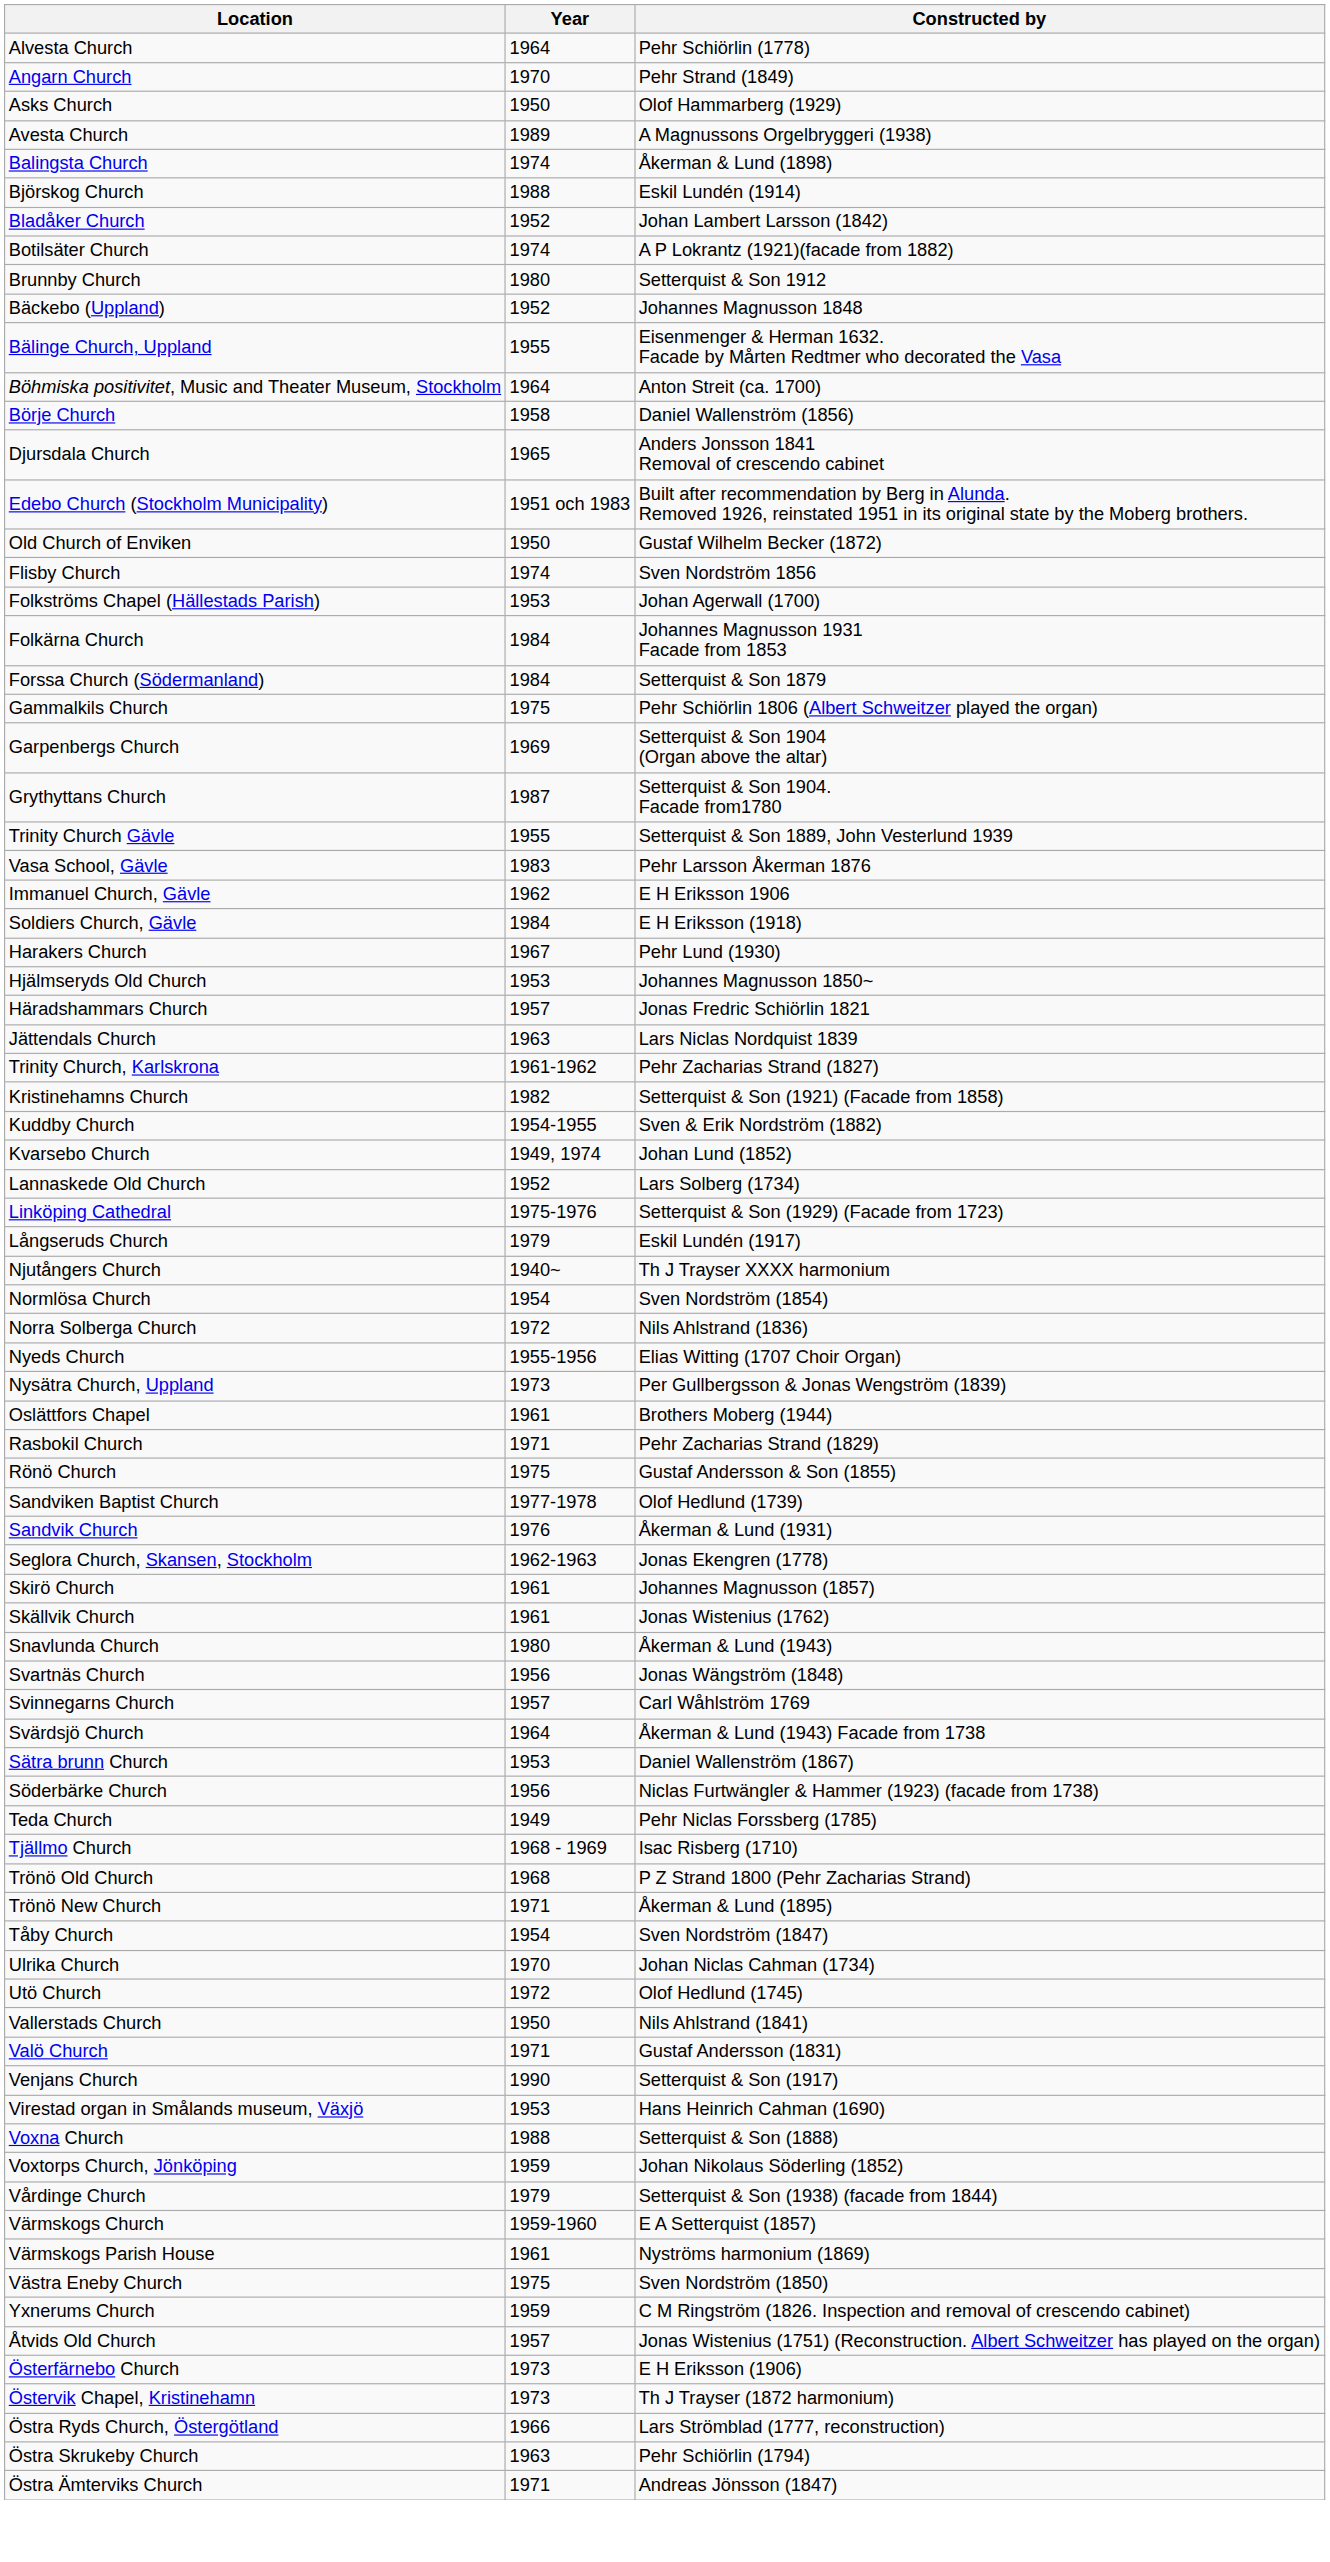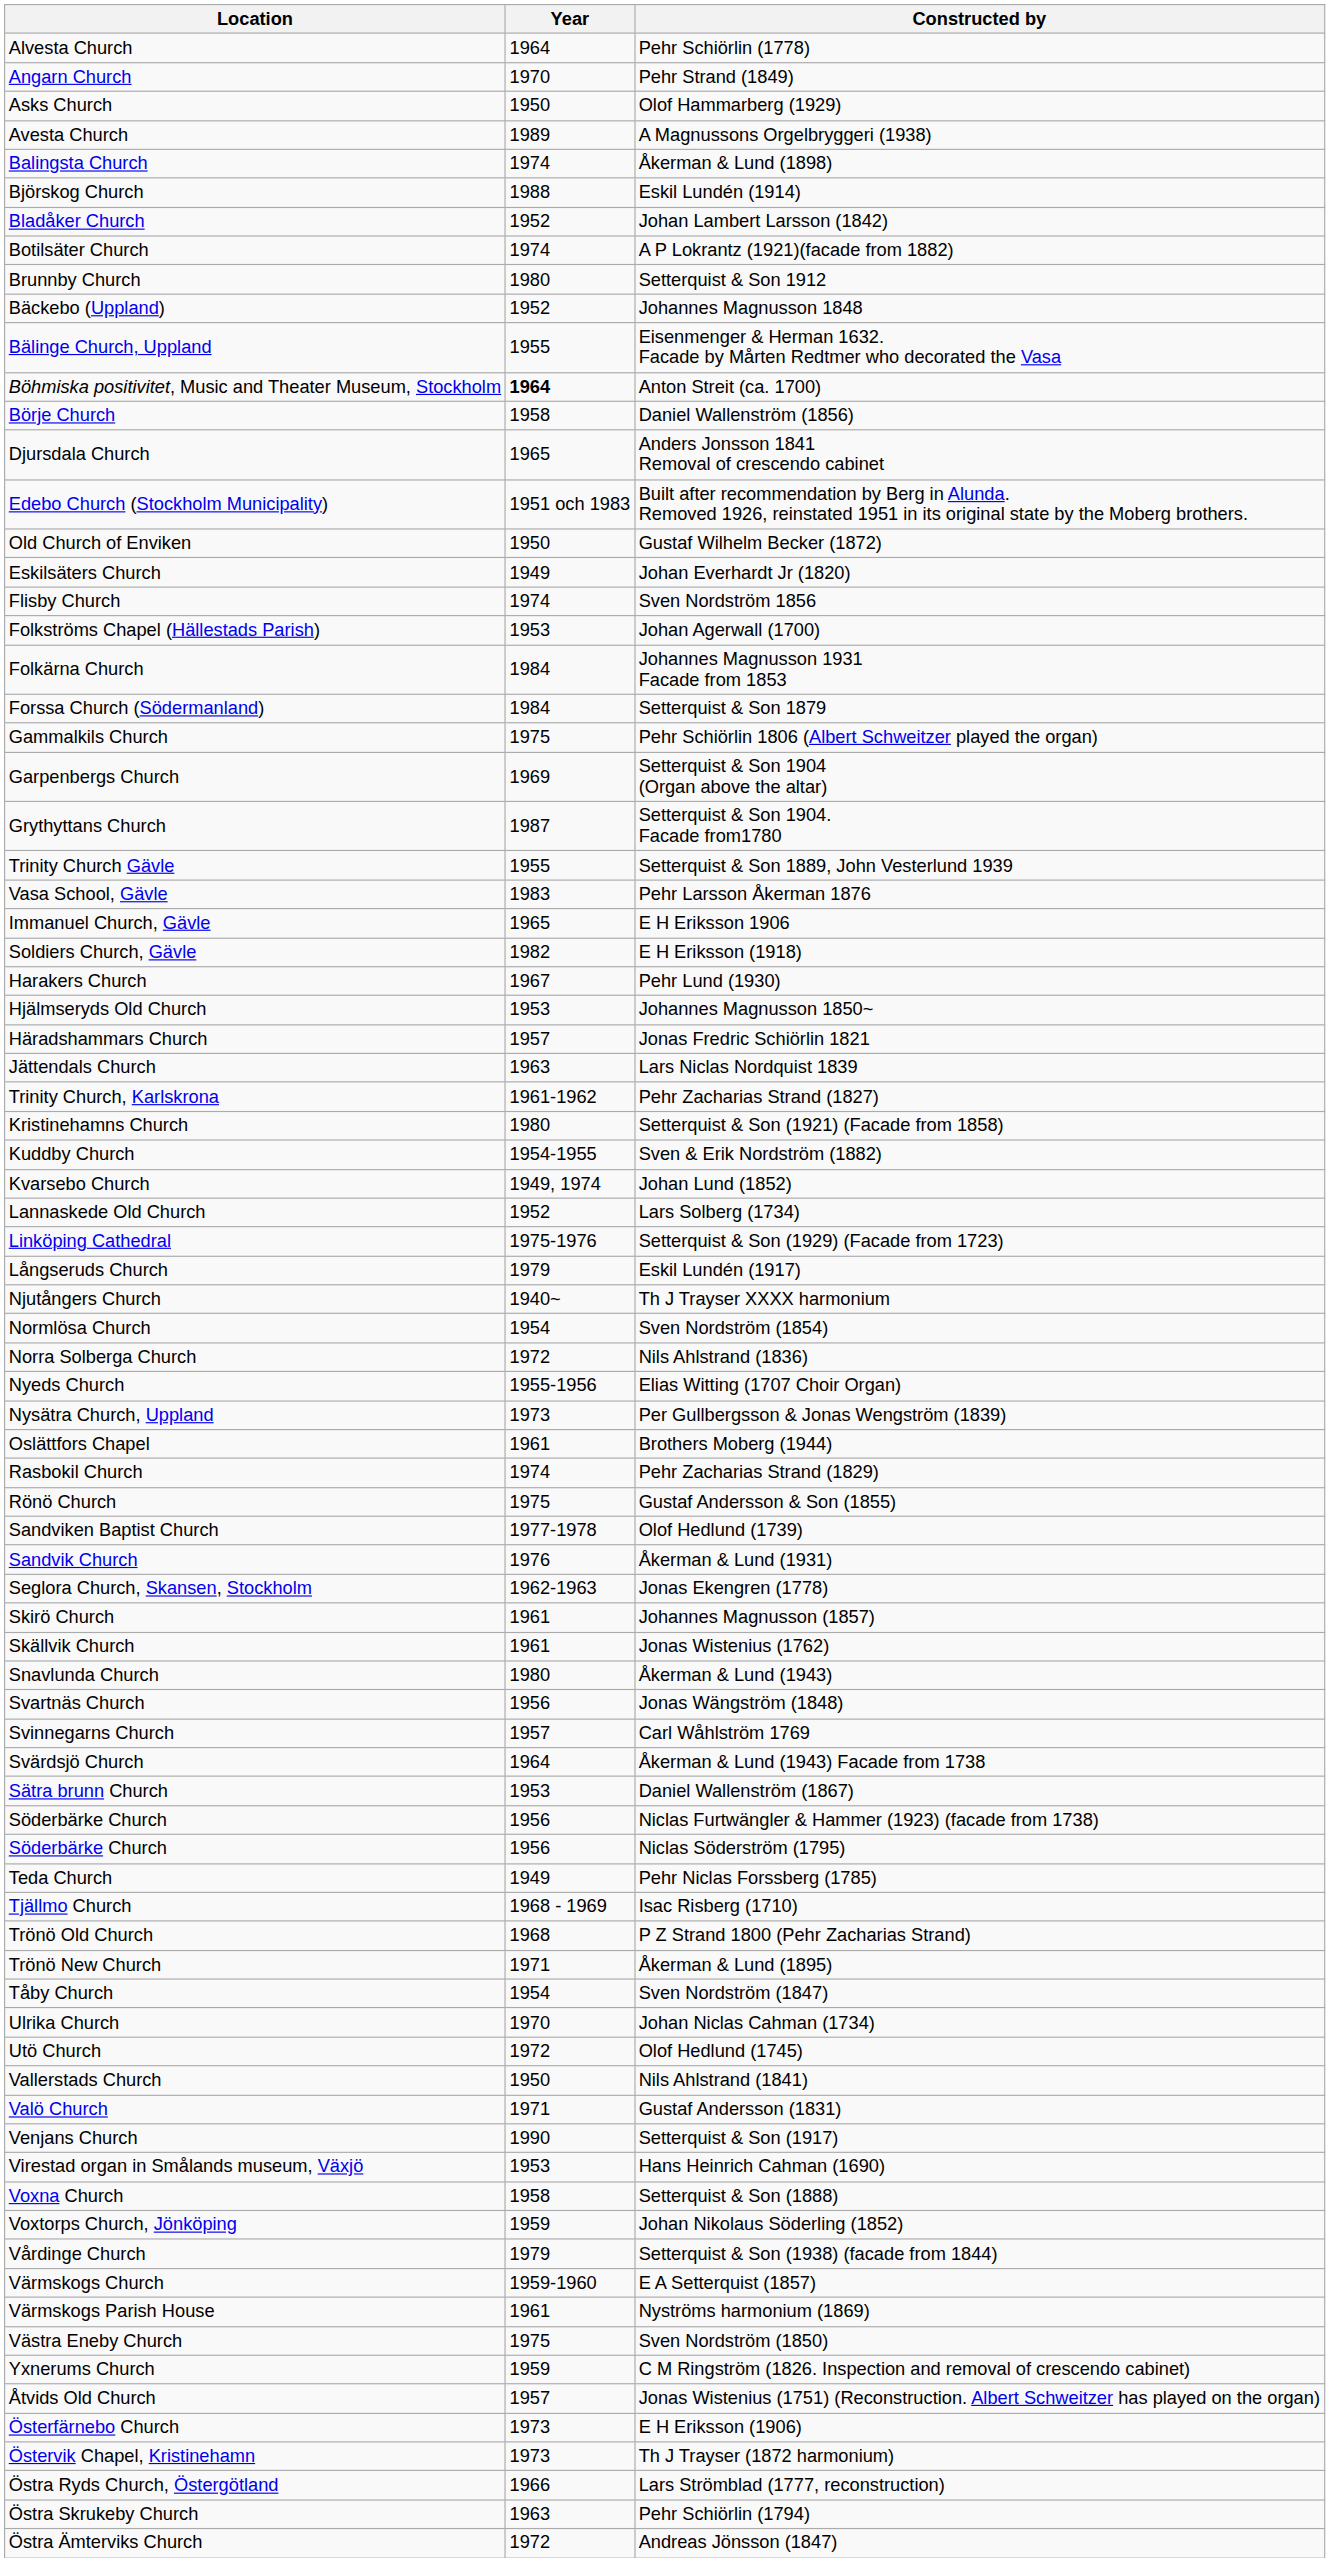(530, 386) normal -> (530, 386) bold
+ row: (745, 572)
(530, 894) 1962 -> (530, 923) 1965
(530, 923) 1984 -> (530, 952) 1982
(530, 1096) 1982 -> (530, 1125) 1980
(530, 1443) 1971 -> (530, 1472) 1974
+ row: (742, 1848)
(530, 2138) 1988 -> (530, 2195) 1958
(530, 2485) 1971 -> (530, 2543) 1972
